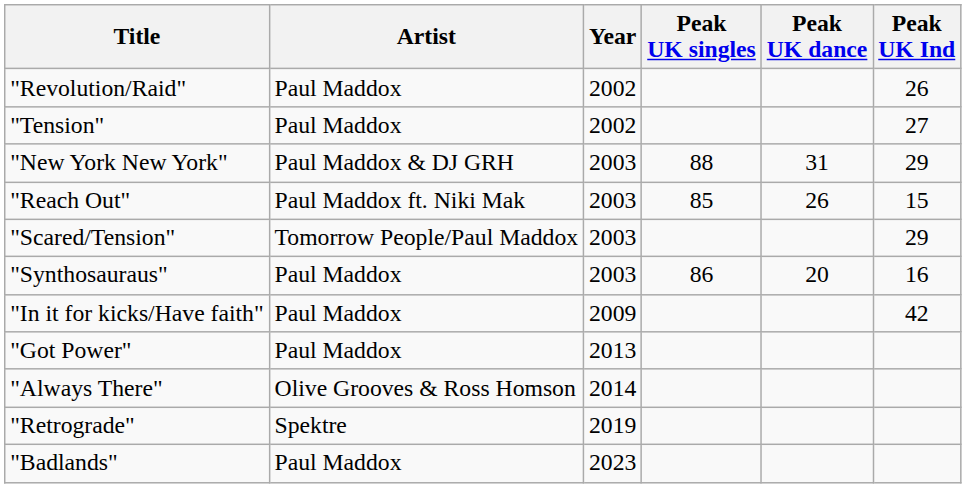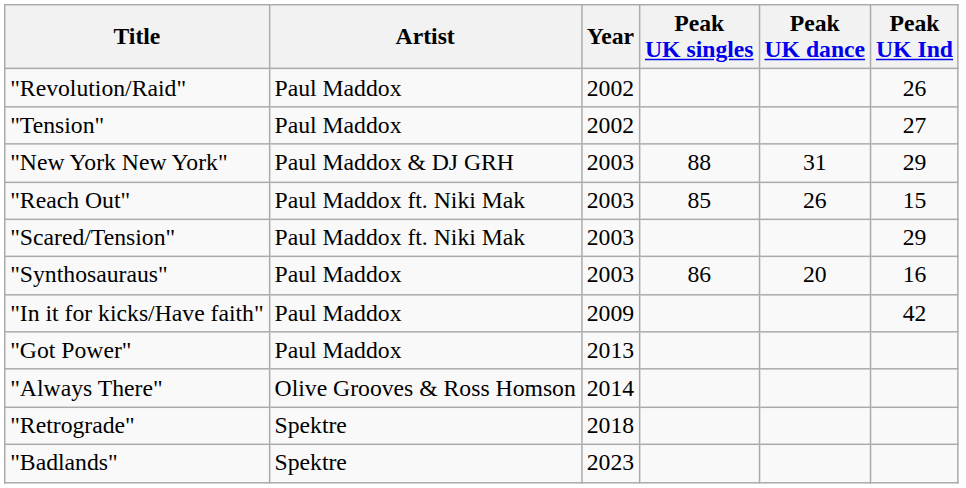(426, 237) Tomorrow People/Paul Maddox -> (400, 237) Paul Maddox ft. Niki Mak
(613, 425) 2019 -> (610, 425) 2018
(338, 463) Paul Maddox -> (311, 463) Spektre
